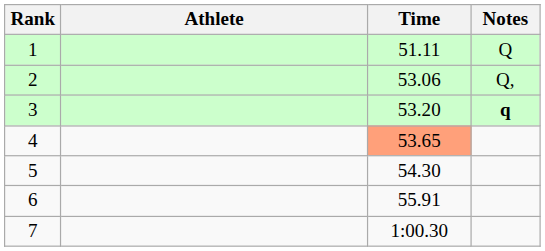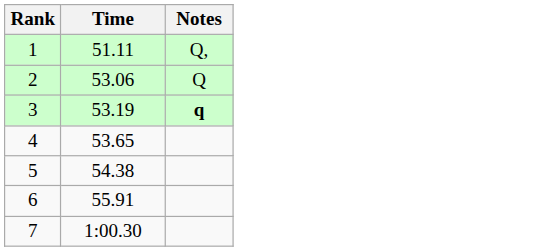- column: (214, 19)
(505, 49) Q -> (199, 49) Q,
(505, 79) Q, -> (199, 79) Q
(419, 110) 53.20 -> (113, 110) 53.19
(419, 140) lightsalmon background -> (113, 140) no background
(419, 170) 54.30 -> (113, 170) 54.38
